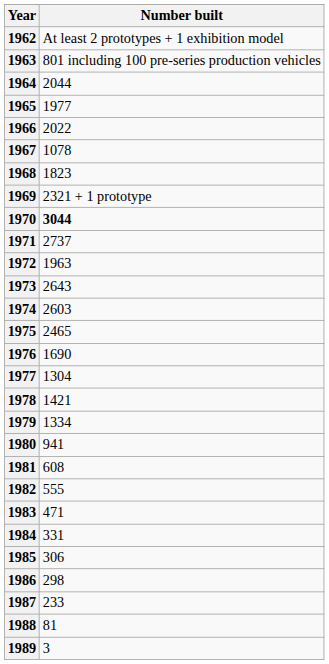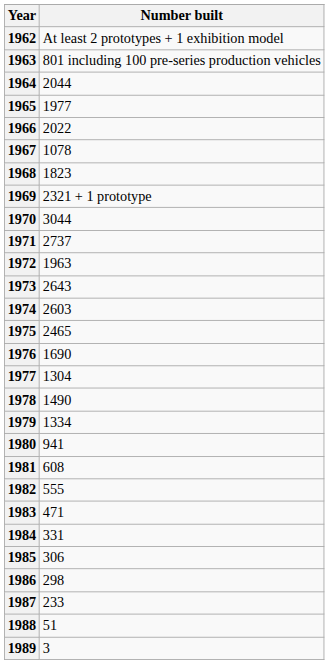(57, 219) bold -> (57, 219) normal
(57, 399) 1421 -> (57, 399) 1490
(50, 625) 81 -> (50, 625) 51
